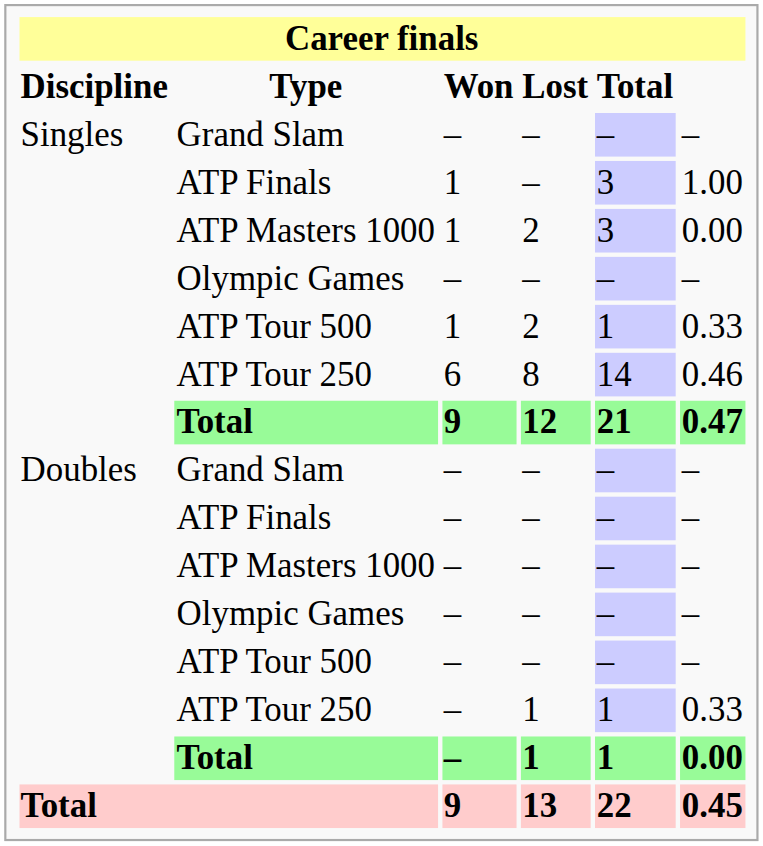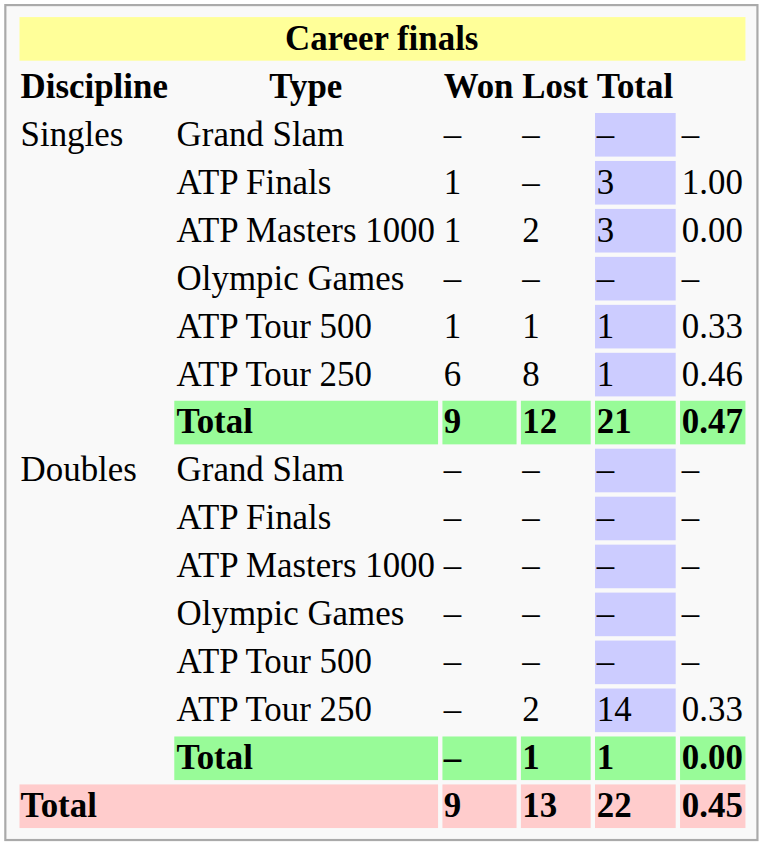(531, 326) 2 -> (531, 326) 1
(614, 374) 14 -> (606, 374) 1
(531, 710) 1 -> (531, 710) 2
(606, 710) 1 -> (614, 710) 14
